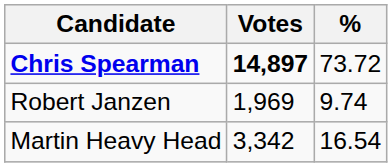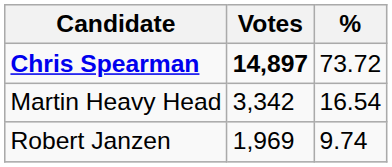rows swapped: (116, 141) <-> (91, 102)
